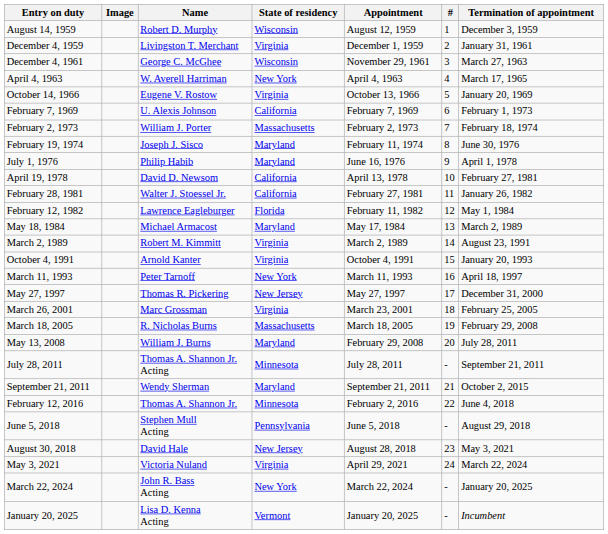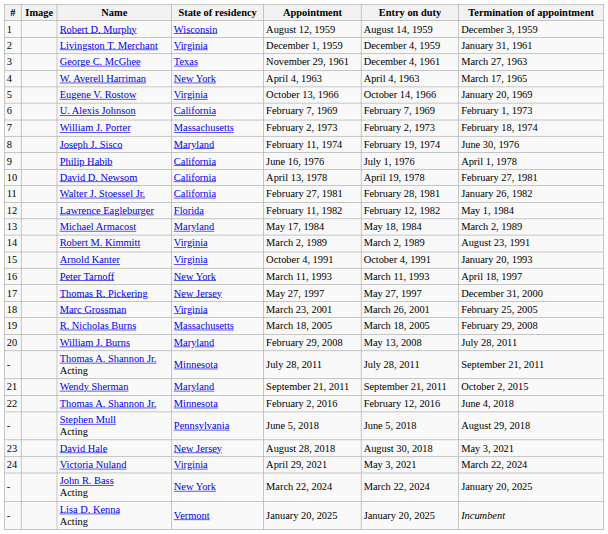columns swapped: (450, 12) <-> (53, 12)
(276, 62) Wisconsin -> (186, 62) Texas
(275, 161) Maryland -> (195, 161) California
